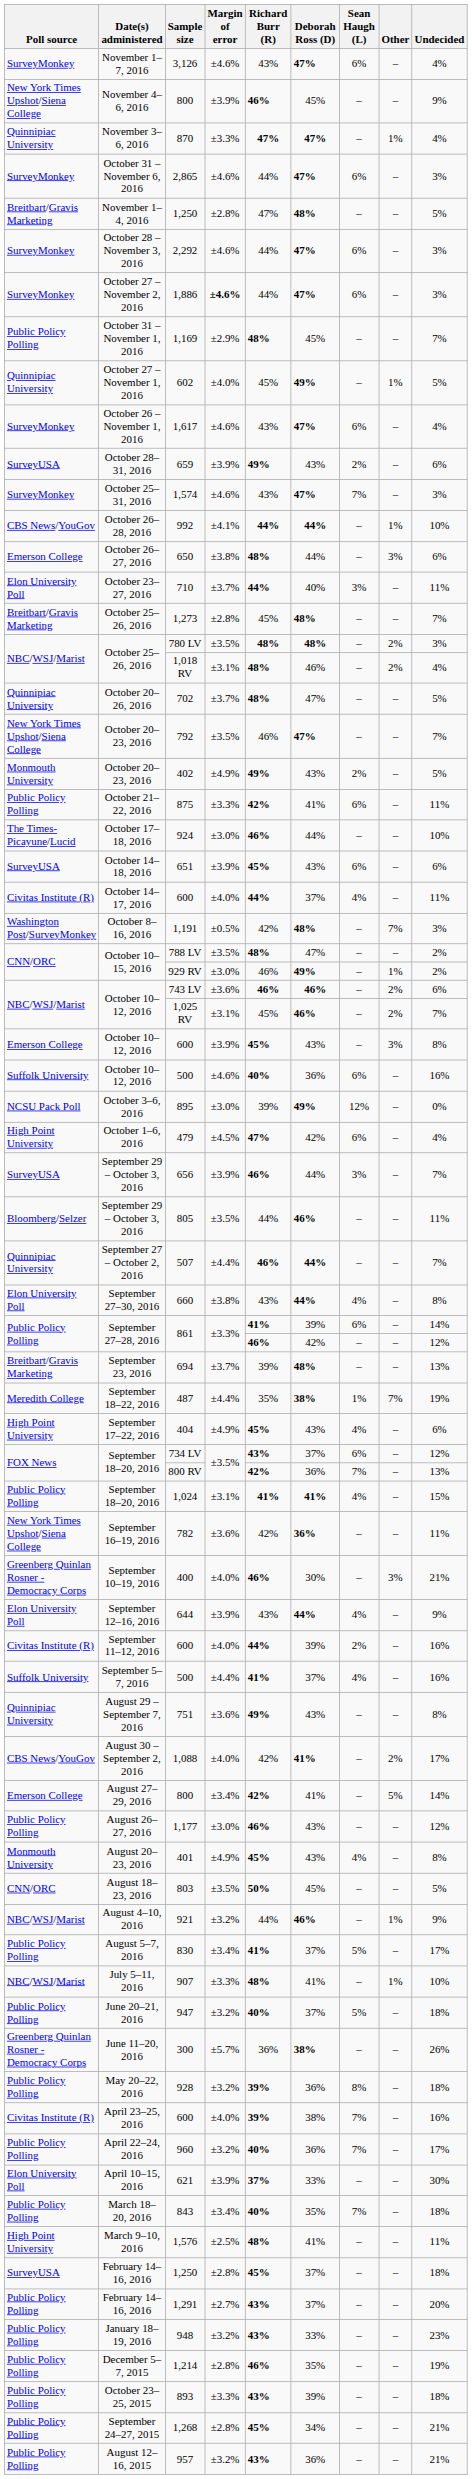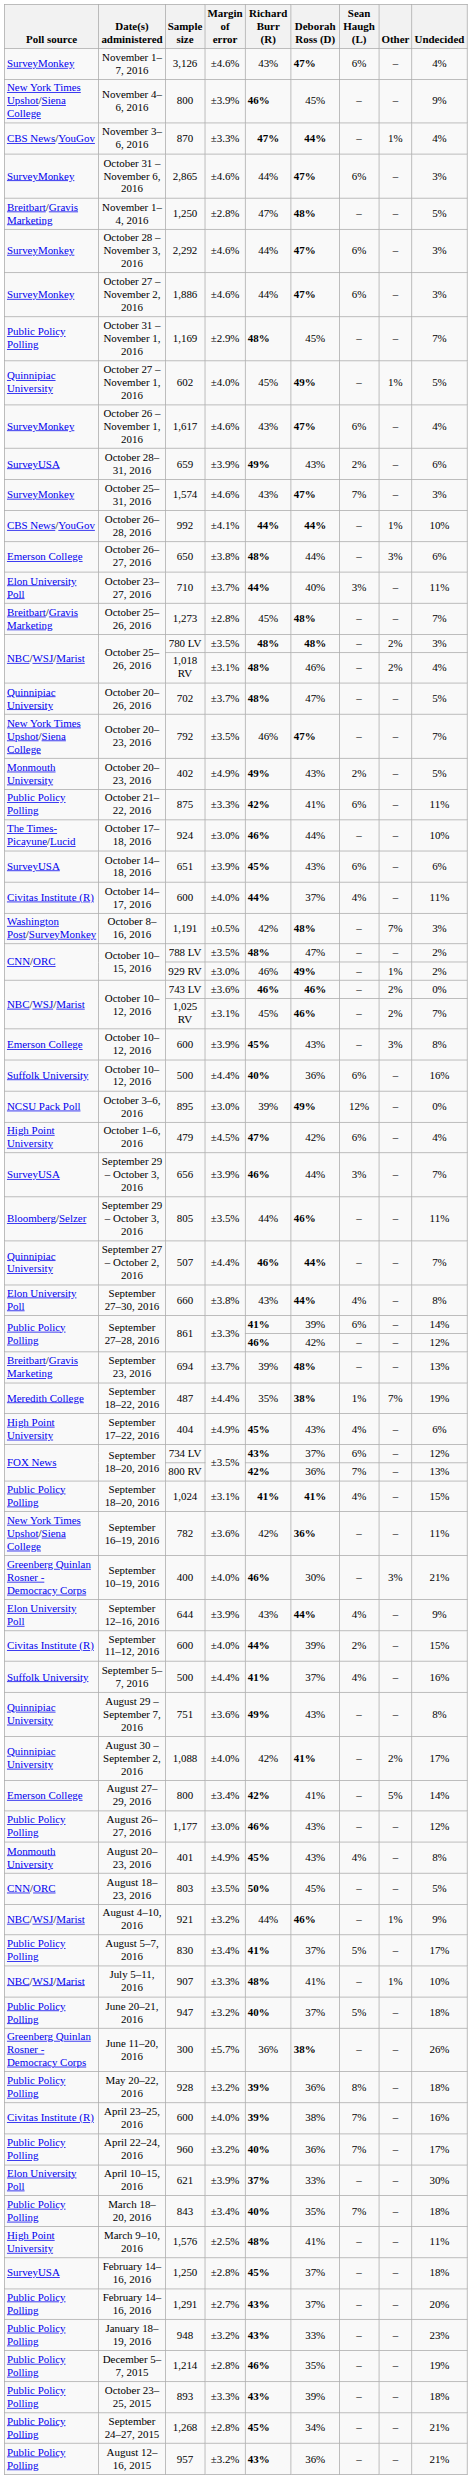(31, 139) Quinnipiac University -> (51, 139) CBS News/YouGov
(315, 139) 47% -> (315, 139) 44%
(225, 295) bold -> (225, 295) normal
(439, 989) 6% -> (439, 989) 0%
(225, 1076) ±4.6% -> (225, 1076) ±4.4%
(439, 1646) 16% -> (439, 1646) 15%
(51, 1758) CBS News/YouGov -> (31, 1758) Quinnipiac University
